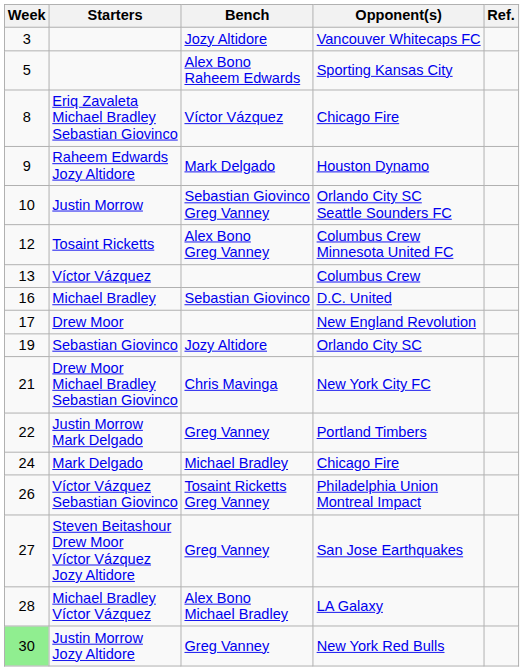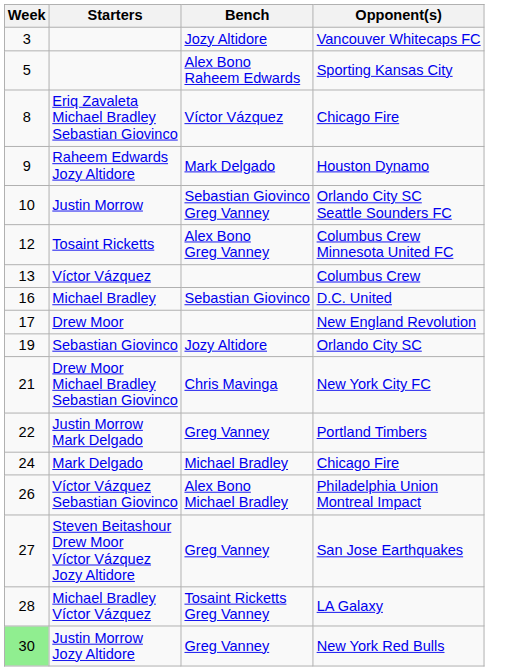- column: (501, 16)
(235, 494) Tosaint Ricketts Greg Vanney -> (236, 494) Alex Bono Michael Bradley
(236, 606) Alex Bono Michael Bradley -> (235, 606) Tosaint Ricketts Greg Vanney
